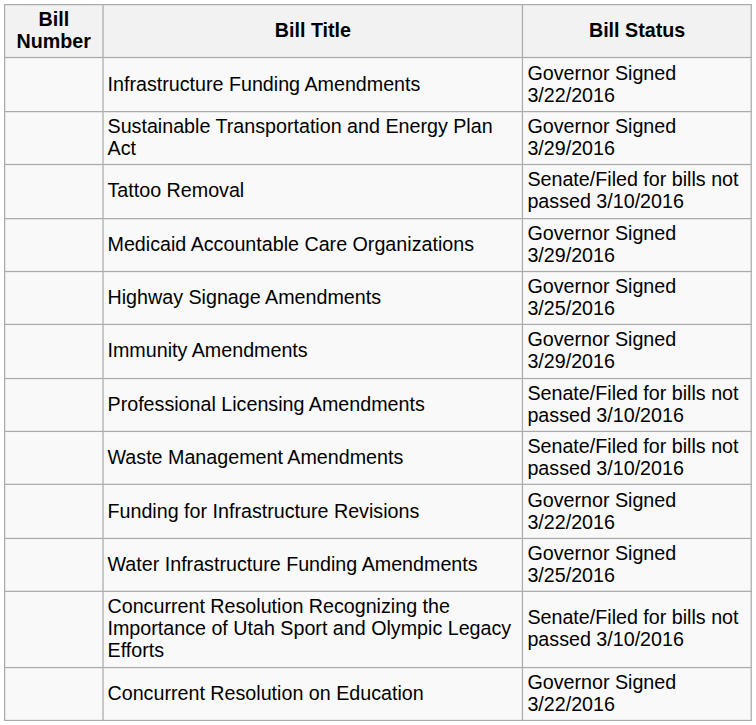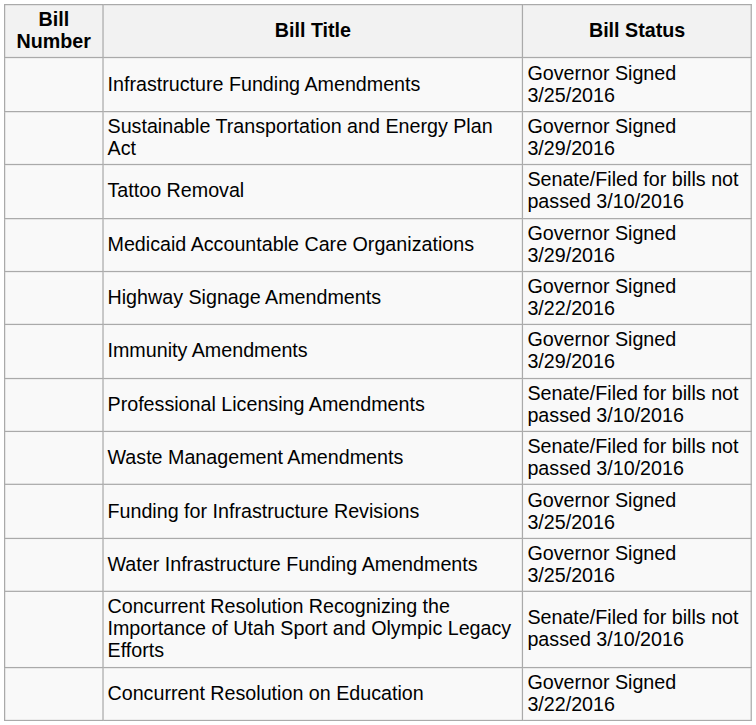(602, 84) Governor Signed 3/22/2016 -> (602, 84) Governor Signed 3/25/2016
(602, 297) Governor Signed 3/25/2016 -> (602, 297) Governor Signed 3/22/2016
(602, 511) Governor Signed 3/22/2016 -> (602, 511) Governor Signed 3/25/2016
